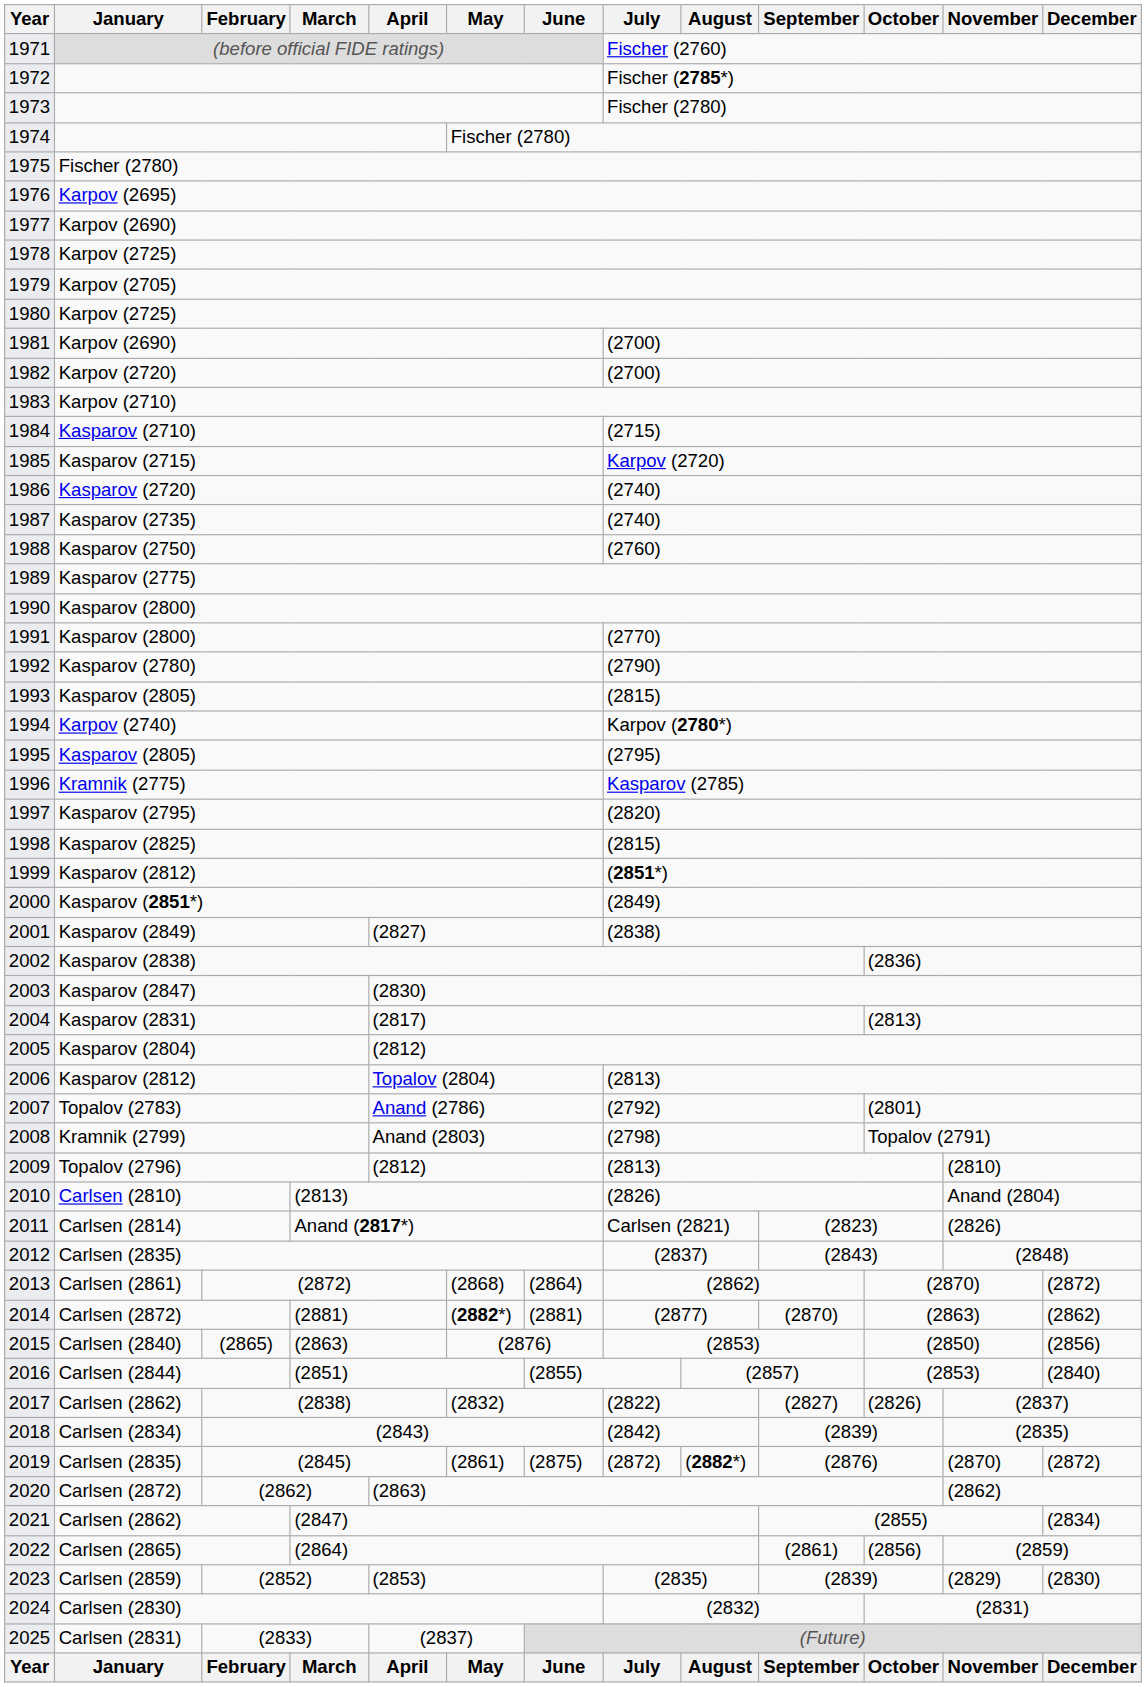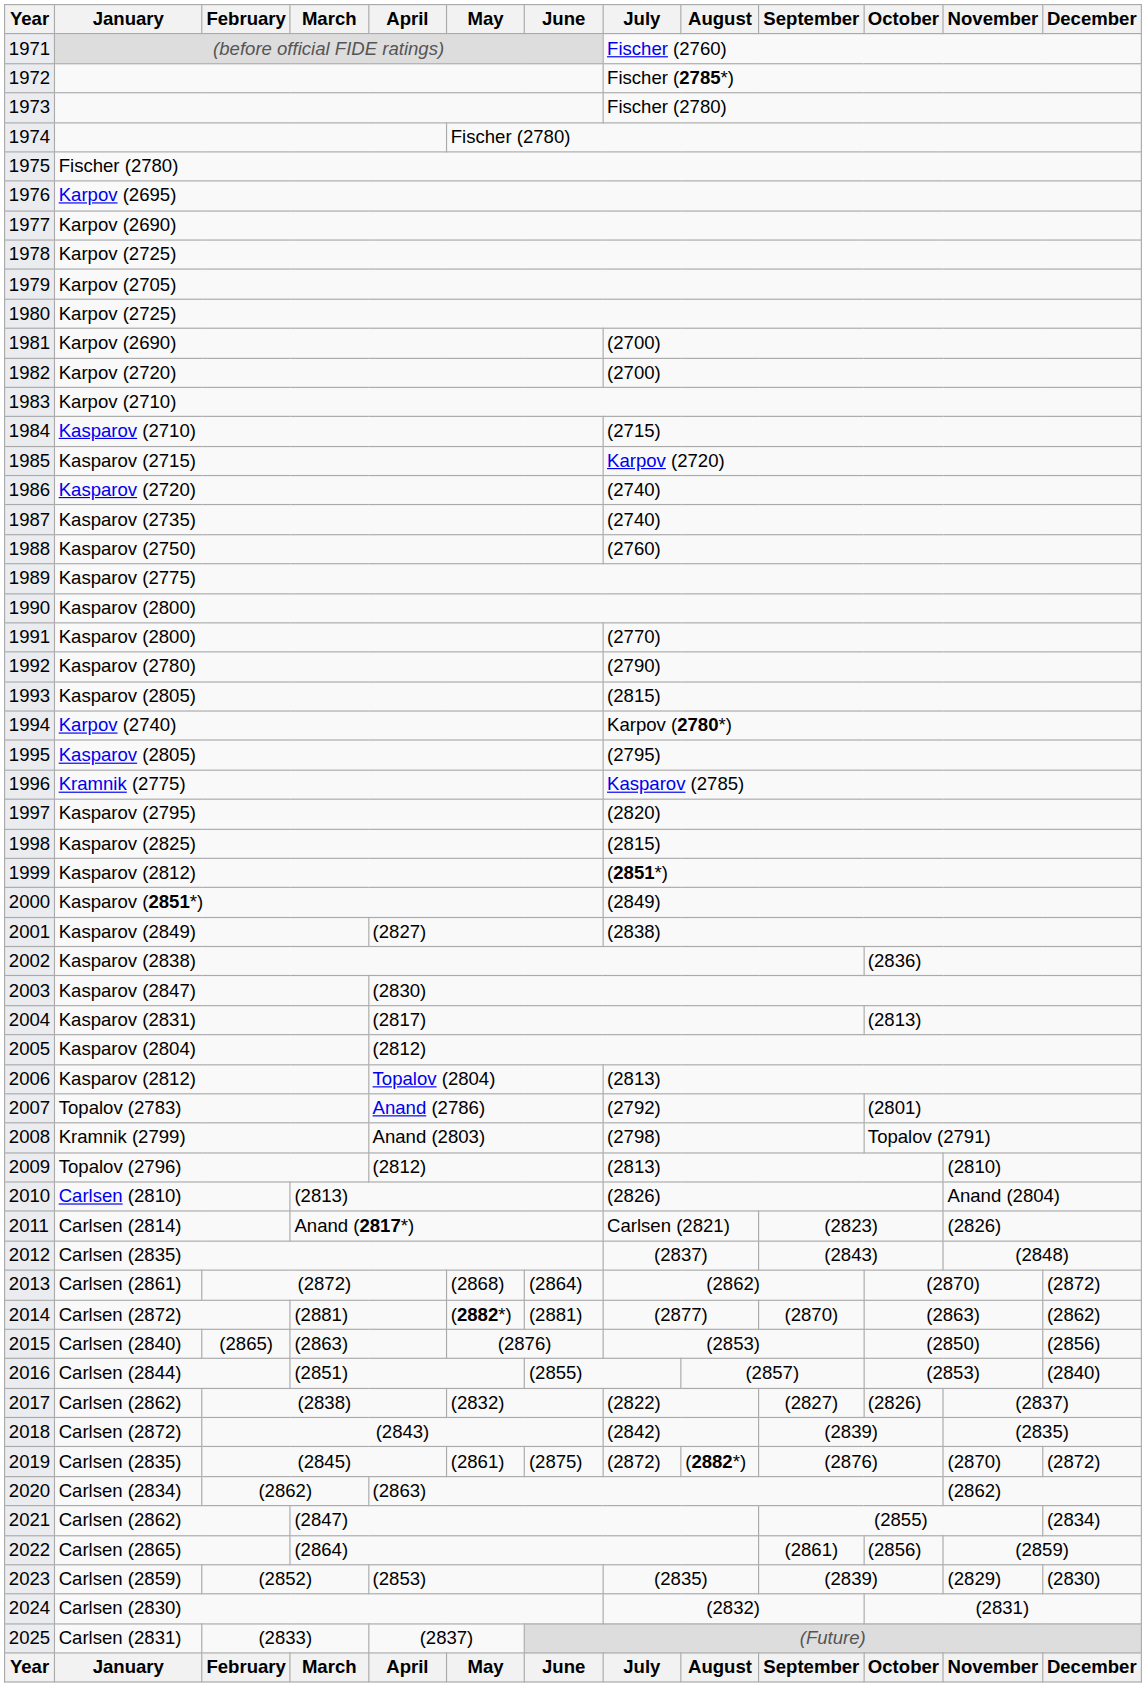(120, 1432) Carlsen (2834) -> (120, 1432) Carlsen (2872)
(120, 1490) Carlsen (2872) -> (120, 1490) Carlsen (2834)
